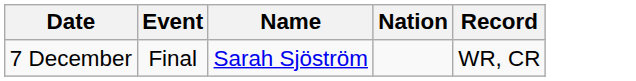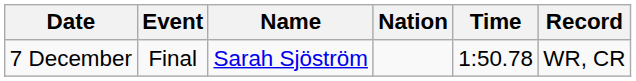+ column: (496, 22)
